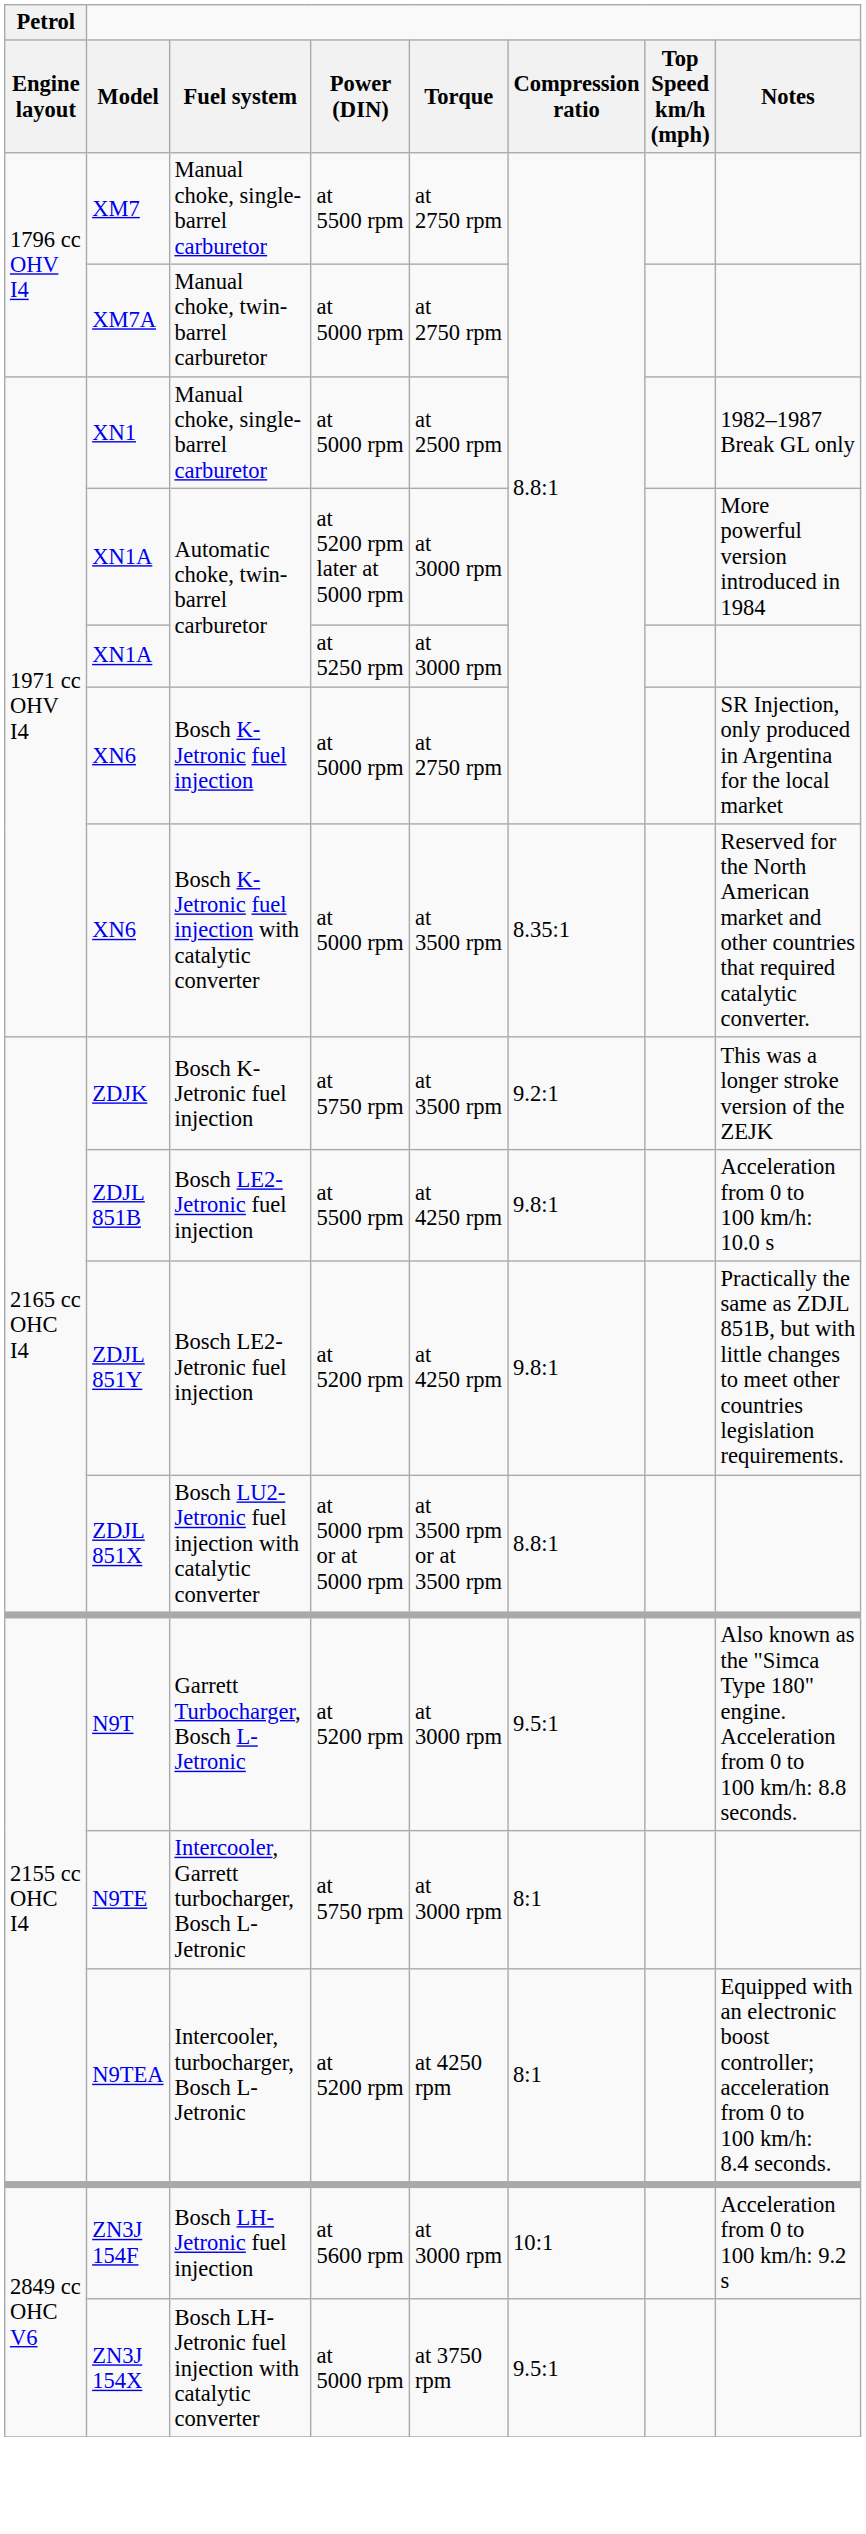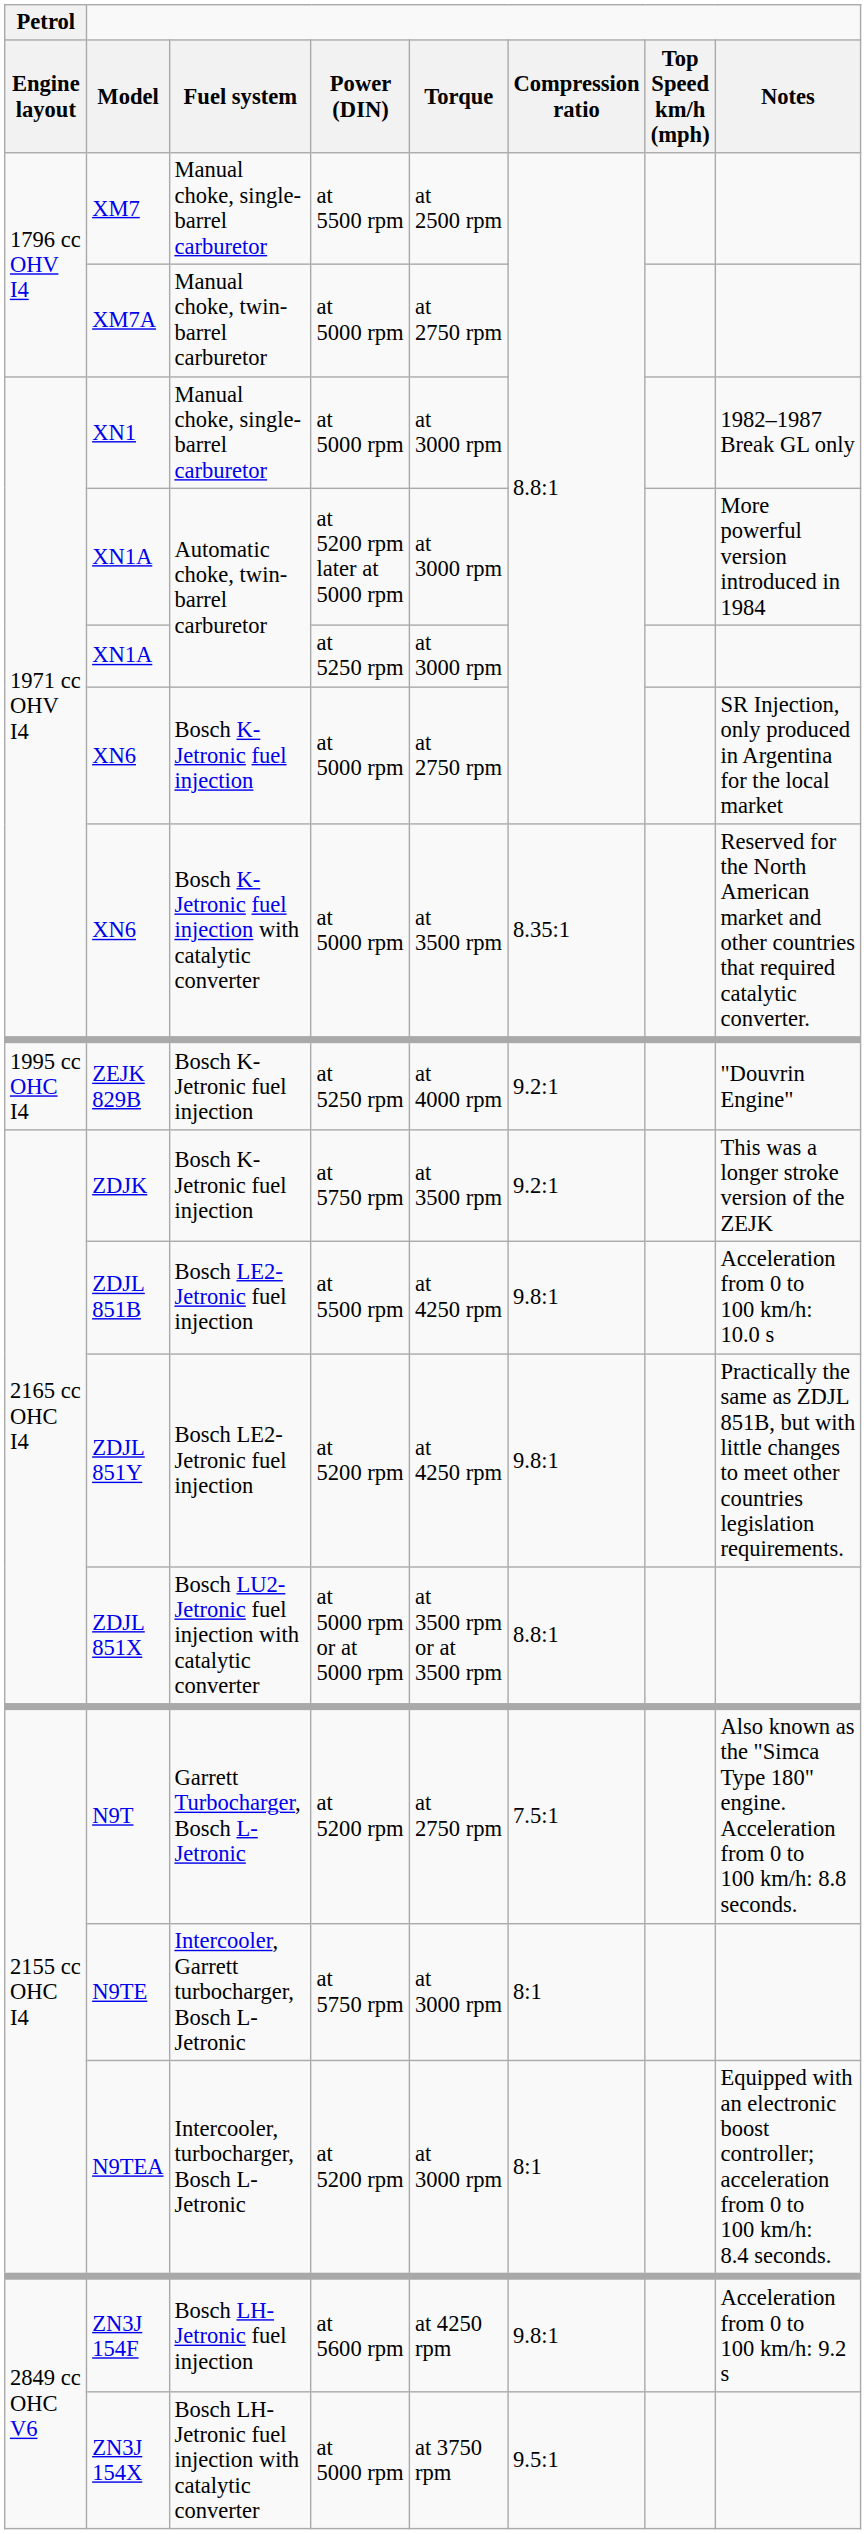(459, 208) at 2750 rpm -> (459, 208) at 2500 rpm
(459, 431) at 2500 rpm -> (459, 431) at 3000 rpm
+ row: (118, 1086)
(459, 1724) at 3000 rpm -> (459, 1816) at 2750 rpm
(536, 1724) 9.5:1 -> (536, 1816) 7.5:1
(448, 2074) at 4250 rpm -> (459, 2166) at 3000 rpm
(459, 2243) at 3000 rpm -> (448, 2335) at 4250 rpm
(533, 2243) 10:1 -> (536, 2335) 9.8:1
